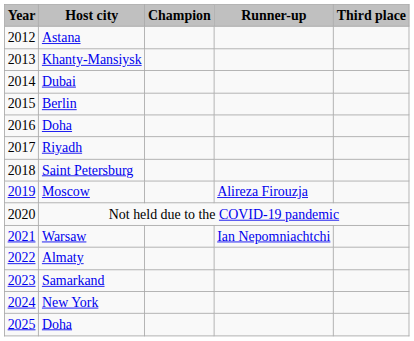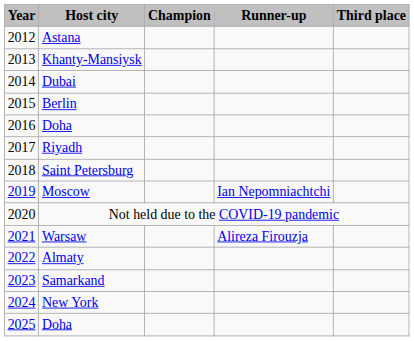(263, 192) Alireza Firouzja -> (274, 192) Ian Nepomniachtchi
(274, 236) Ian Nepomniachtchi -> (263, 236) Alireza Firouzja
